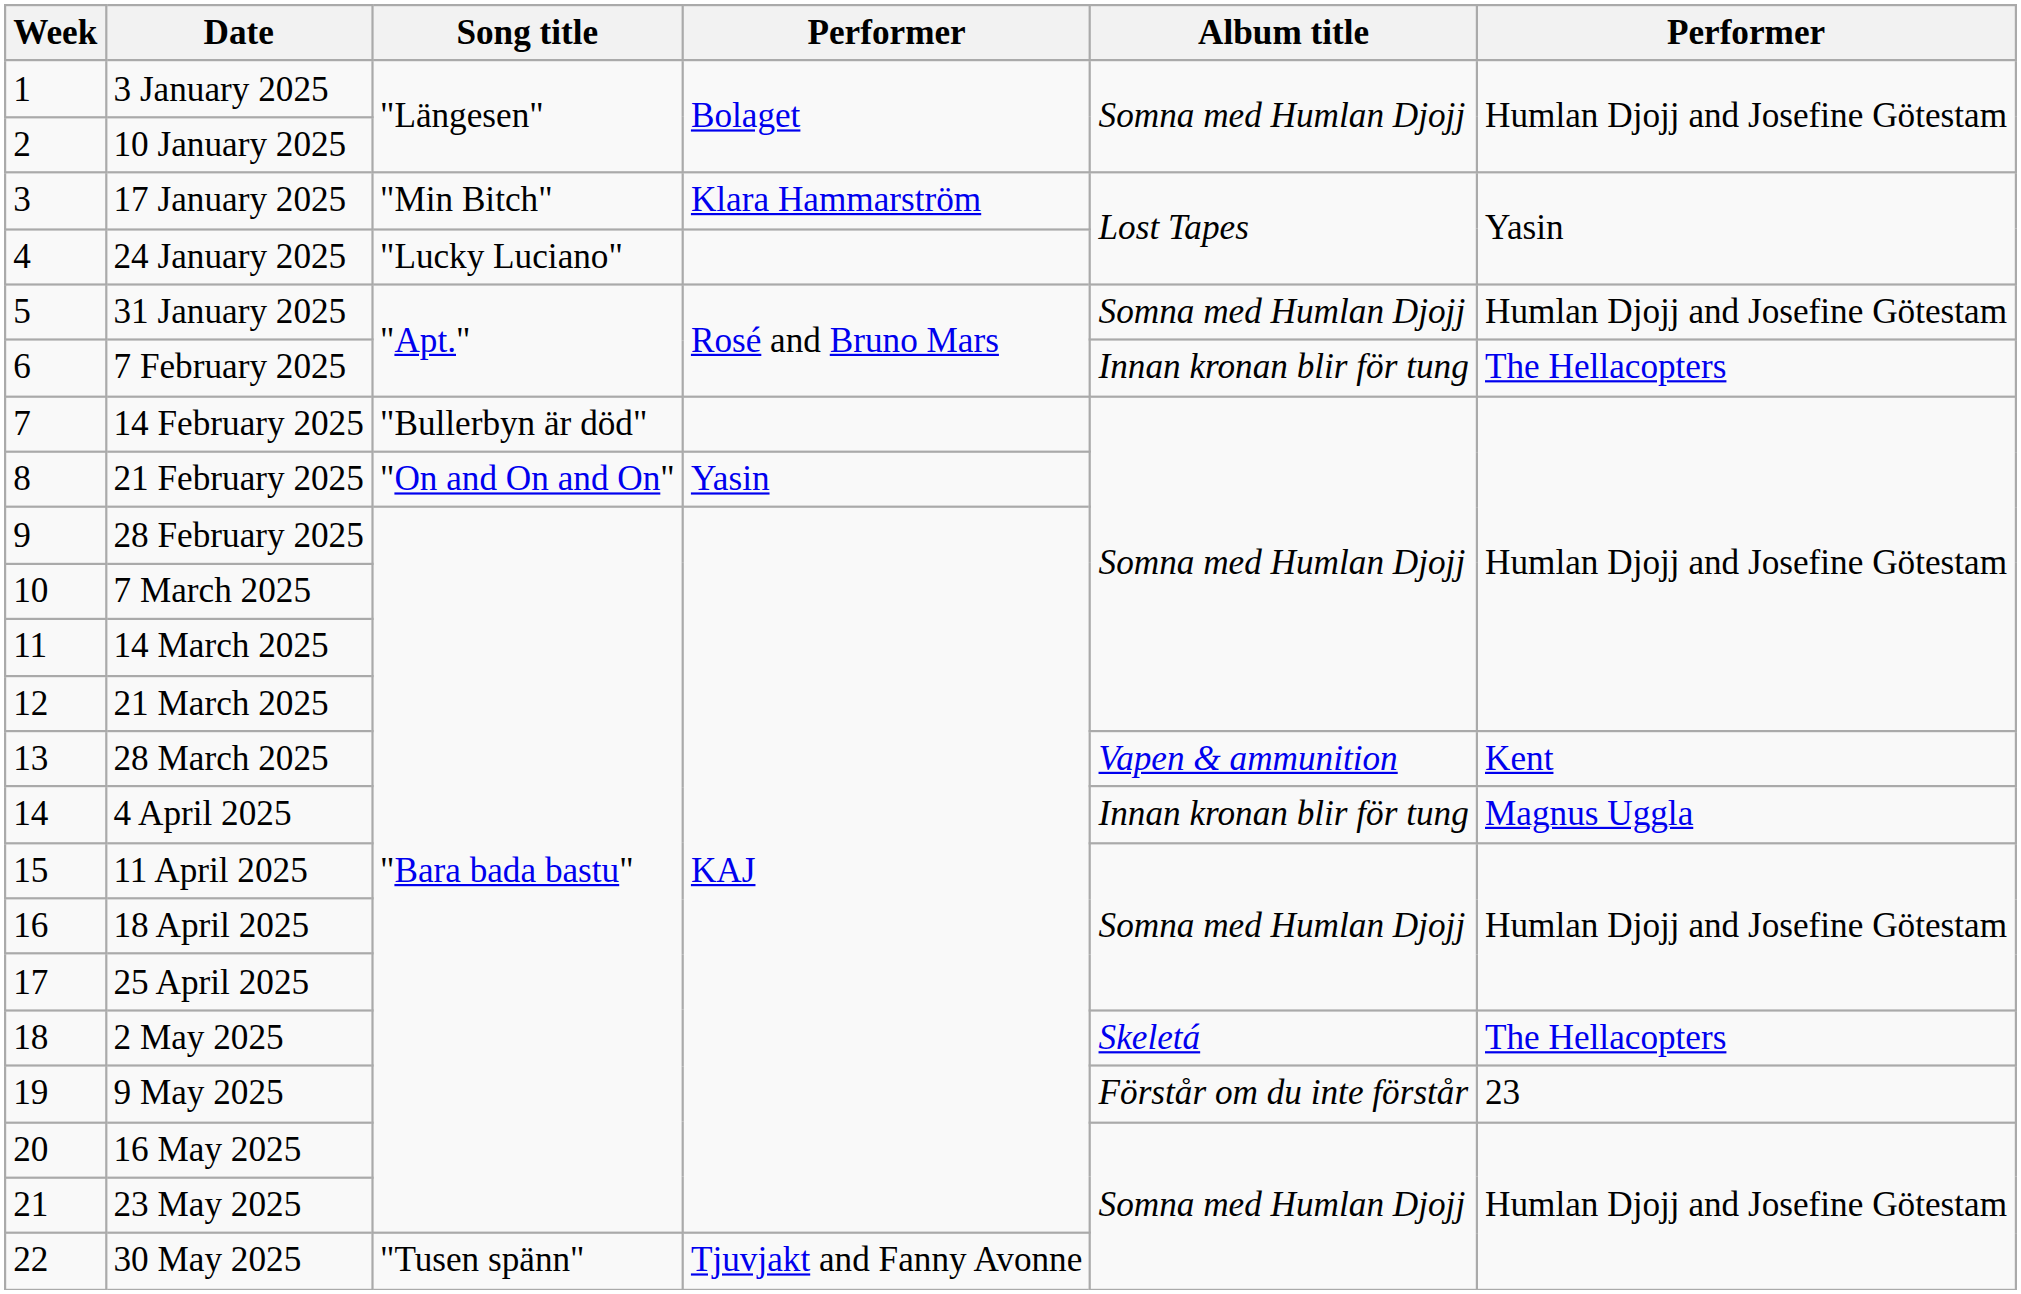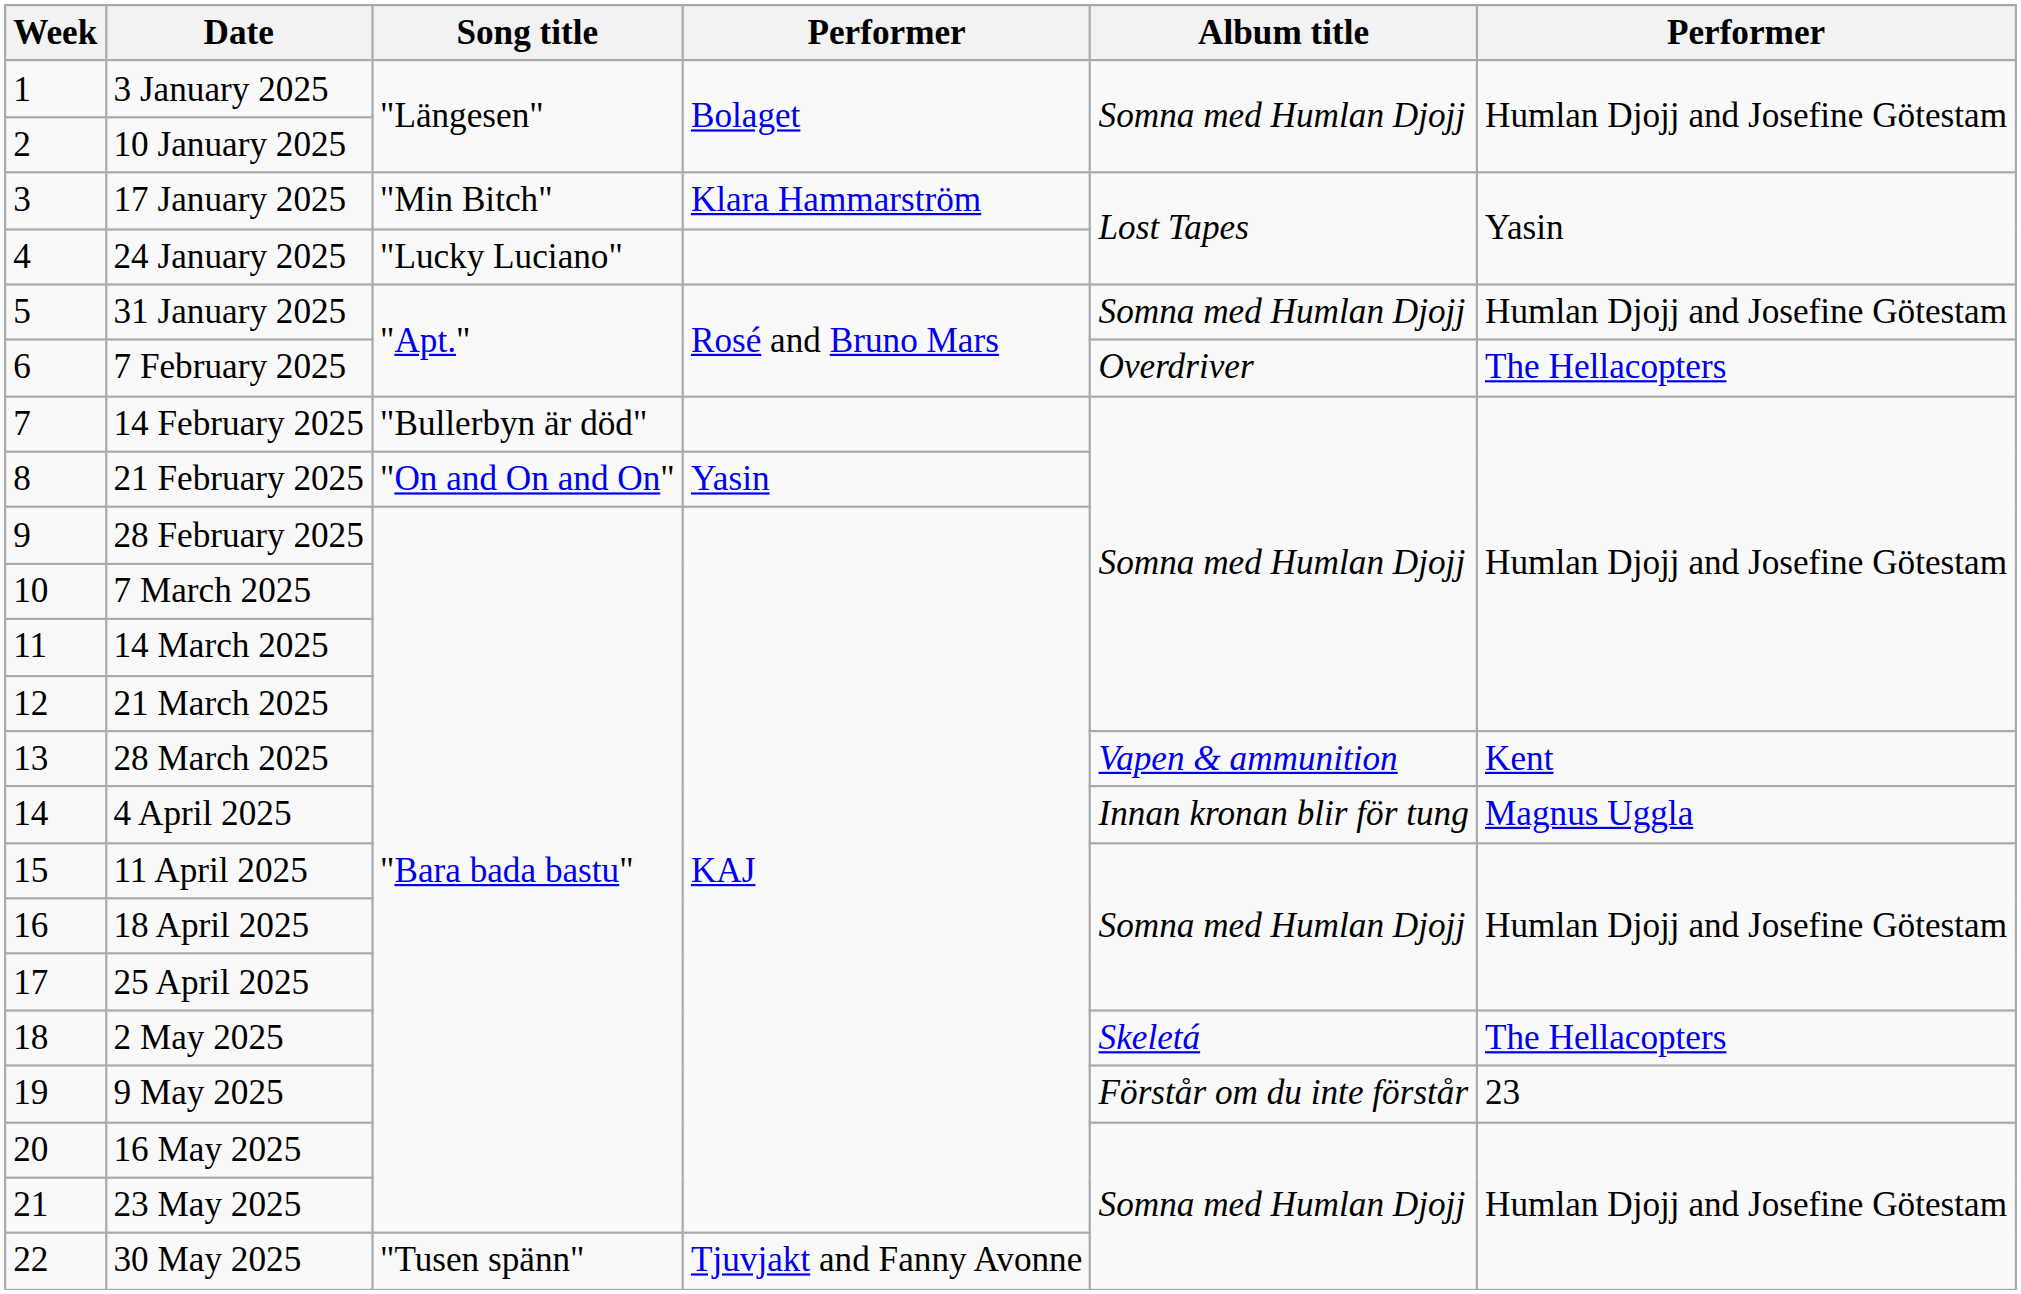(1284, 367) Innan kronan blir för tung -> (1176, 367) Overdriver
